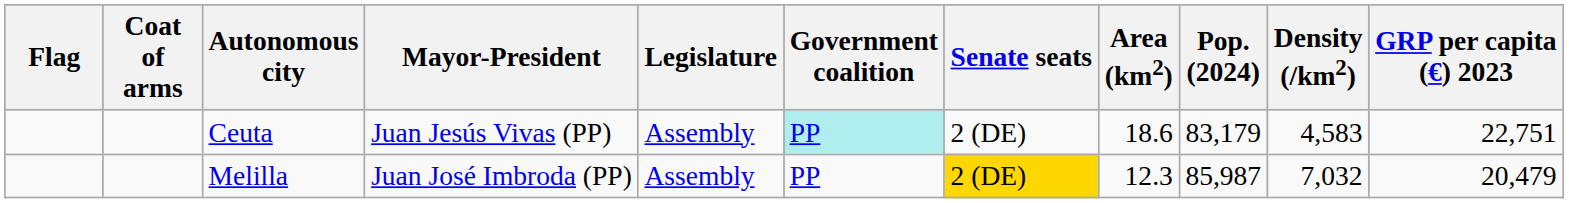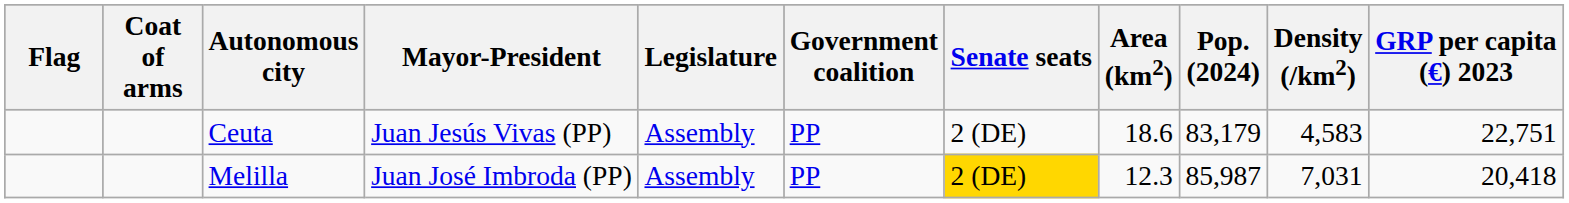(805, 131) paleturquoise background -> (805, 131) no background
(1332, 175) 7,032 -> (1332, 175) 7,031
(1519, 175) 20,479 -> (1519, 175) 20,418
